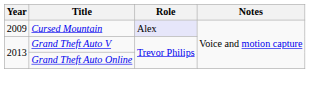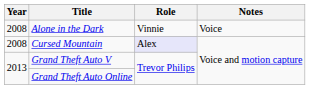+ row: (67, 28)
(17, 28) 2009 -> (17, 44) 2008
